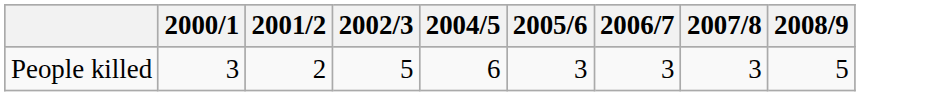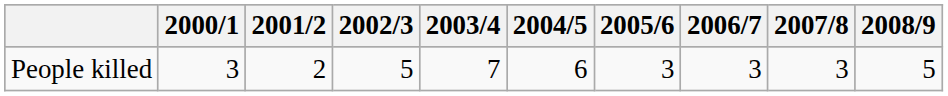+ column: (463, 25)
